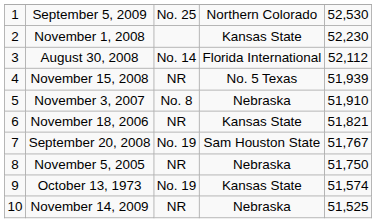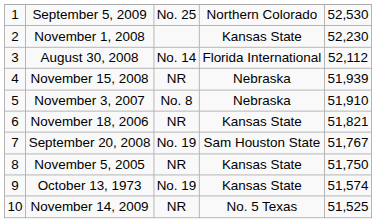(262, 79) No. 5 Texas -> (262, 79) Nebraska
(262, 164) Nebraska -> (262, 164) Kansas State
(262, 206) Nebraska -> (262, 206) No. 5 Texas
